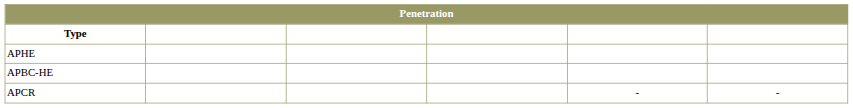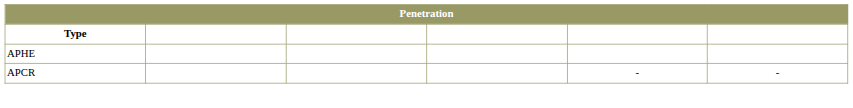- row: (30, 73)
